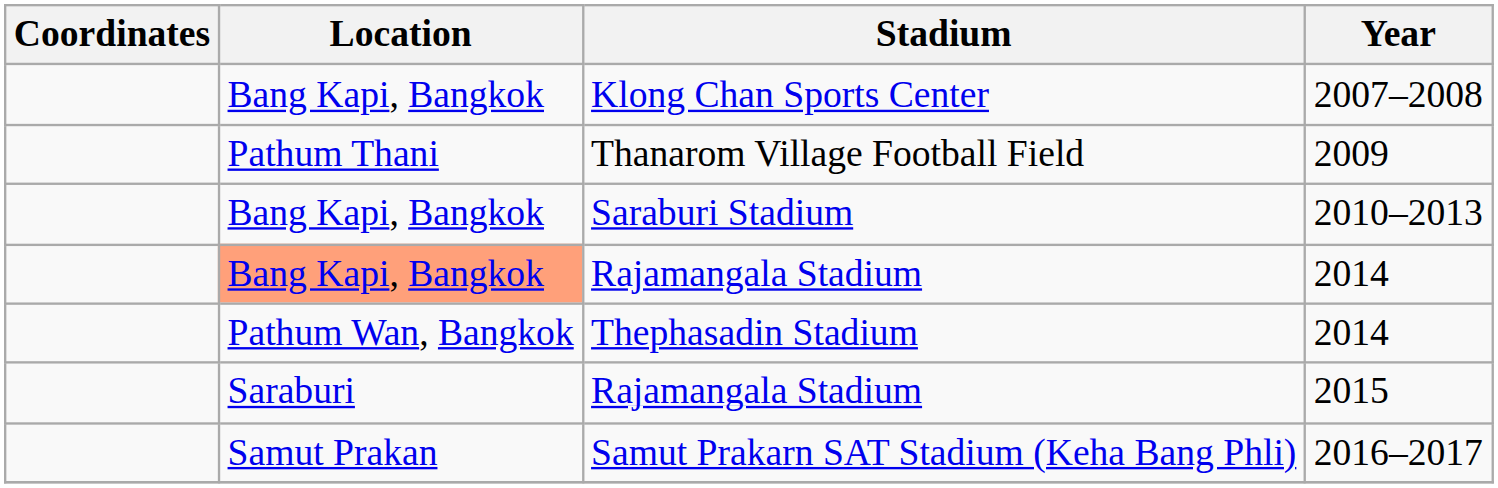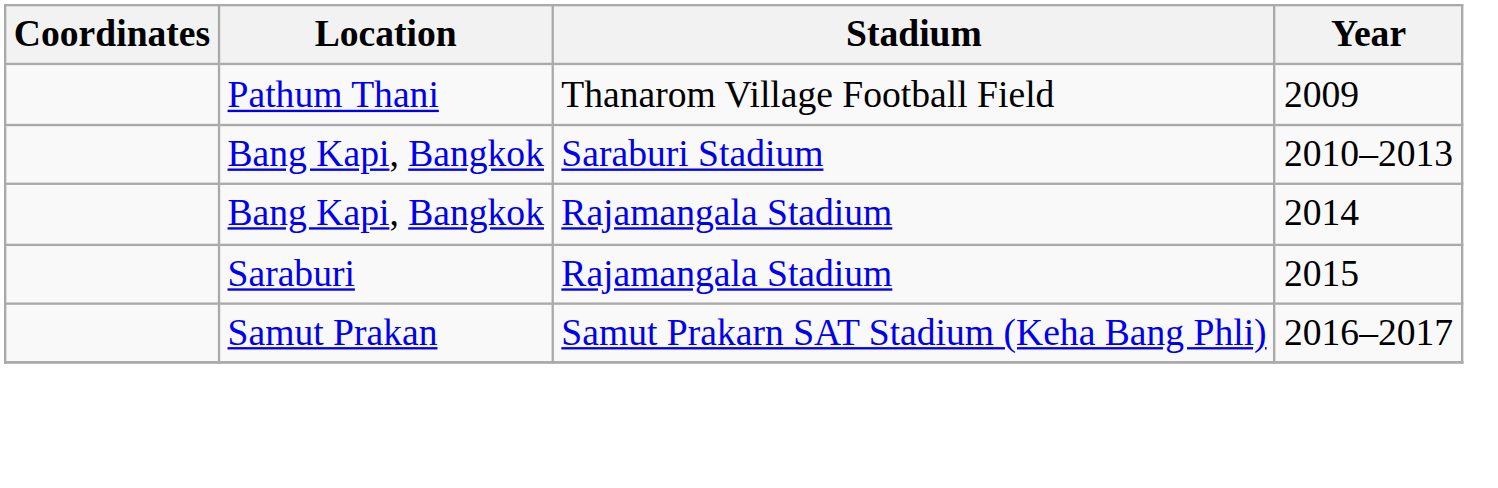- row: (790, 93)
(386, 272) lightsalmon background -> (386, 213) no background
- row: (754, 332)
